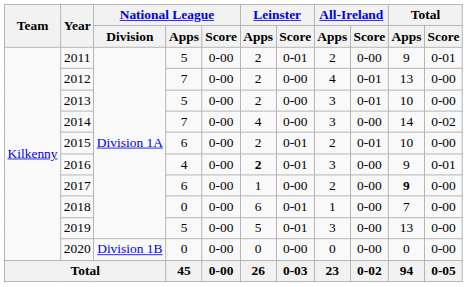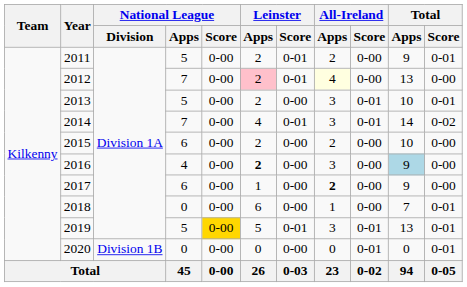(258, 79) no background -> (258, 79) pink background
(295, 79) 0-00 -> (295, 79) 0-01
(332, 79) no background -> (332, 79) lightyellow background
(369, 79) 0-01 -> (369, 79) 0-00
(443, 100) 0-00 -> (443, 100) 0-01
(295, 121) 0-00 -> (295, 121) 0-01
(369, 121) 0-00 -> (369, 121) 0-01
(295, 143) 0-01 -> (295, 143) 0-00
(369, 143) 0-01 -> (369, 143) 0-00
(295, 164) 0-01 -> (295, 164) 0-00
(406, 164) no background -> (406, 164) lightblue background
(443, 164) 0-01 -> (443, 164) 0-00
(332, 185) normal -> (332, 185) bold
(406, 185) bold -> (406, 185) normal
(295, 206) 0-01 -> (295, 206) 0-00
(443, 206) 0-00 -> (443, 206) 0-01
(221, 228) no background -> (221, 228) gold background
(369, 228) 0-00 -> (369, 228) 0-01
(443, 228) 0-00 -> (443, 228) 0-01
(369, 249) 0-00 -> (369, 249) 0-01
(443, 249) 0-00 -> (443, 249) 0-01
